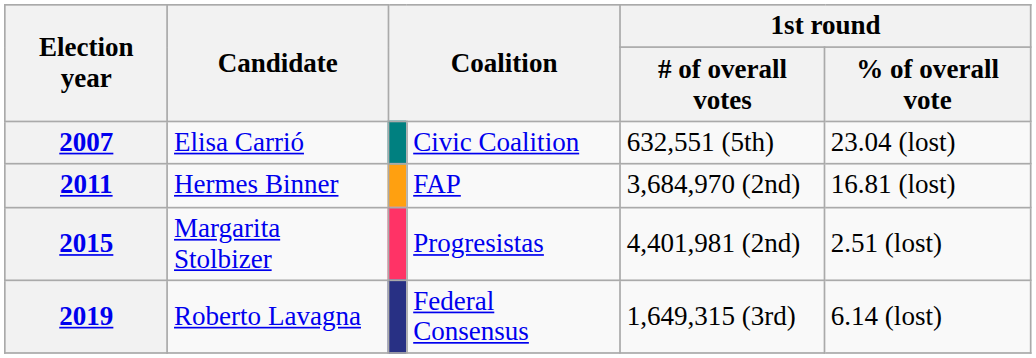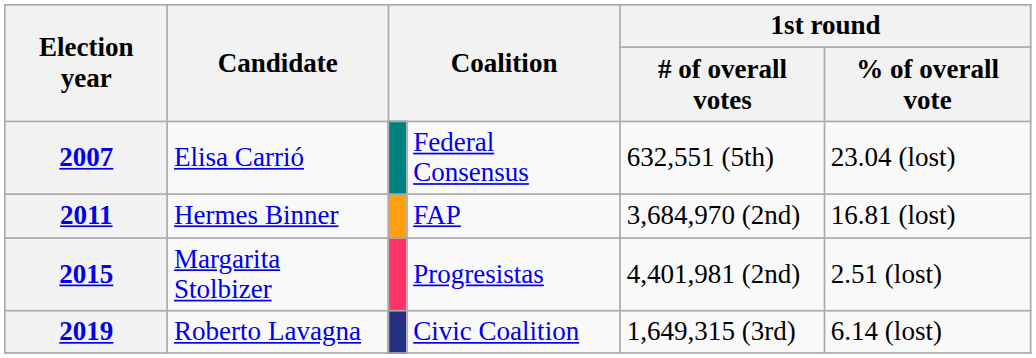(496, 142) Civic Coalition -> (471, 157) Federal Consensus
(471, 316) Federal Consensus -> (496, 331) Civic Coalition
